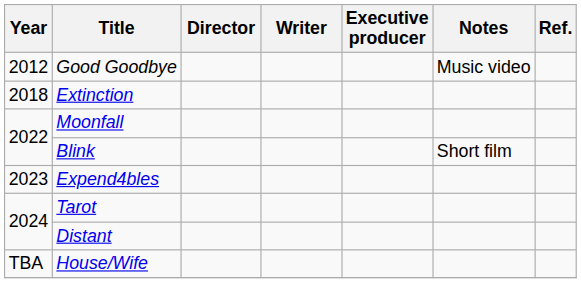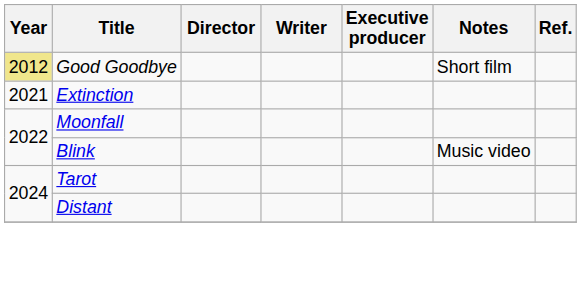(28, 66) no background -> (28, 66) khaki background
(484, 66) Music video -> (474, 66) Short film
(28, 94) 2018 -> (28, 94) 2021
(474, 151) Short film -> (484, 151) Music video
- row: (108, 179)
- row: (102, 263)
